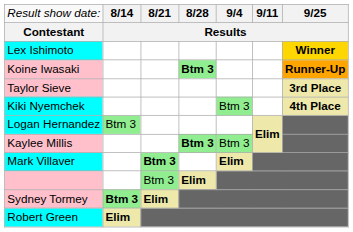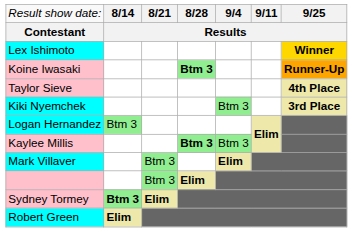(315, 87) 3rd Place -> (314, 87) 4th Place
(315, 106) 4th Place -> (314, 106) 3rd Place
(160, 161) bold -> (160, 161) normal
